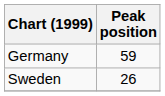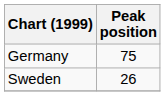(128, 56) 59 -> (128, 56) 75
